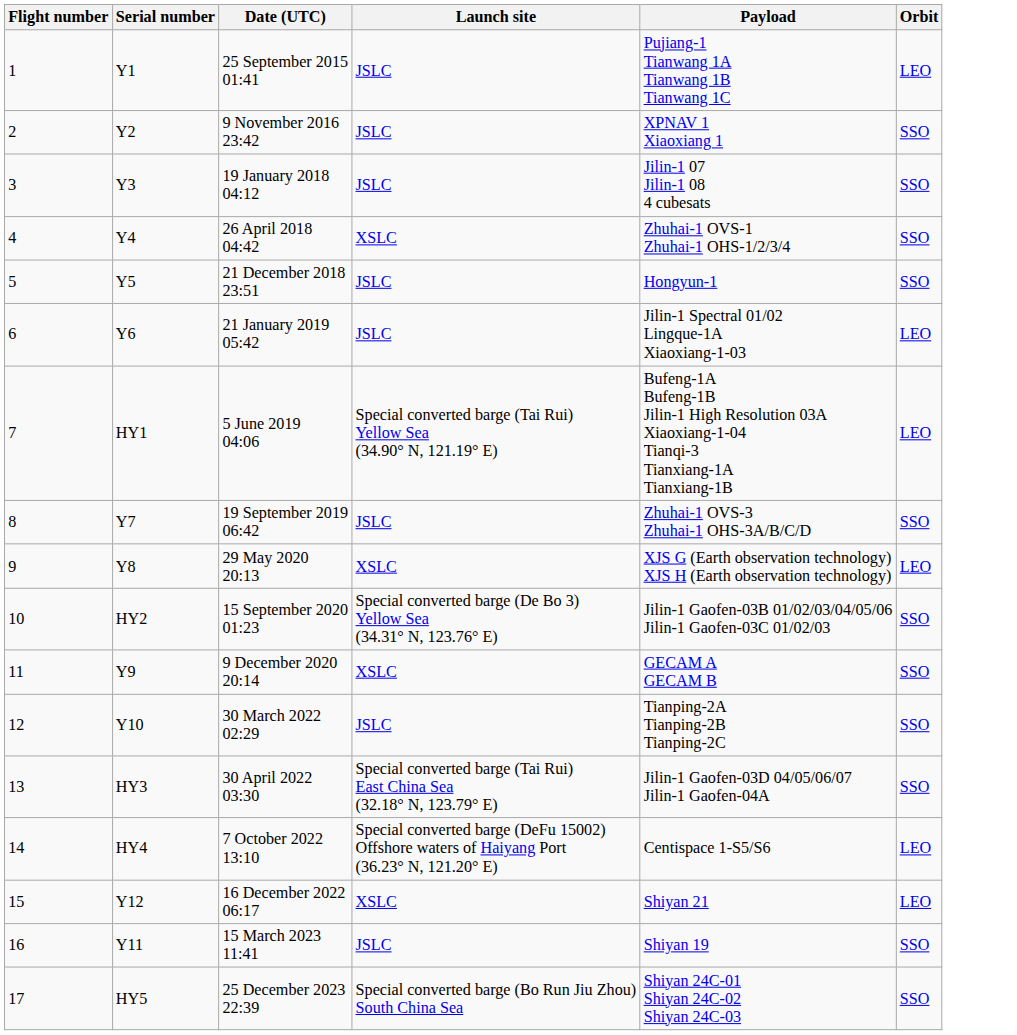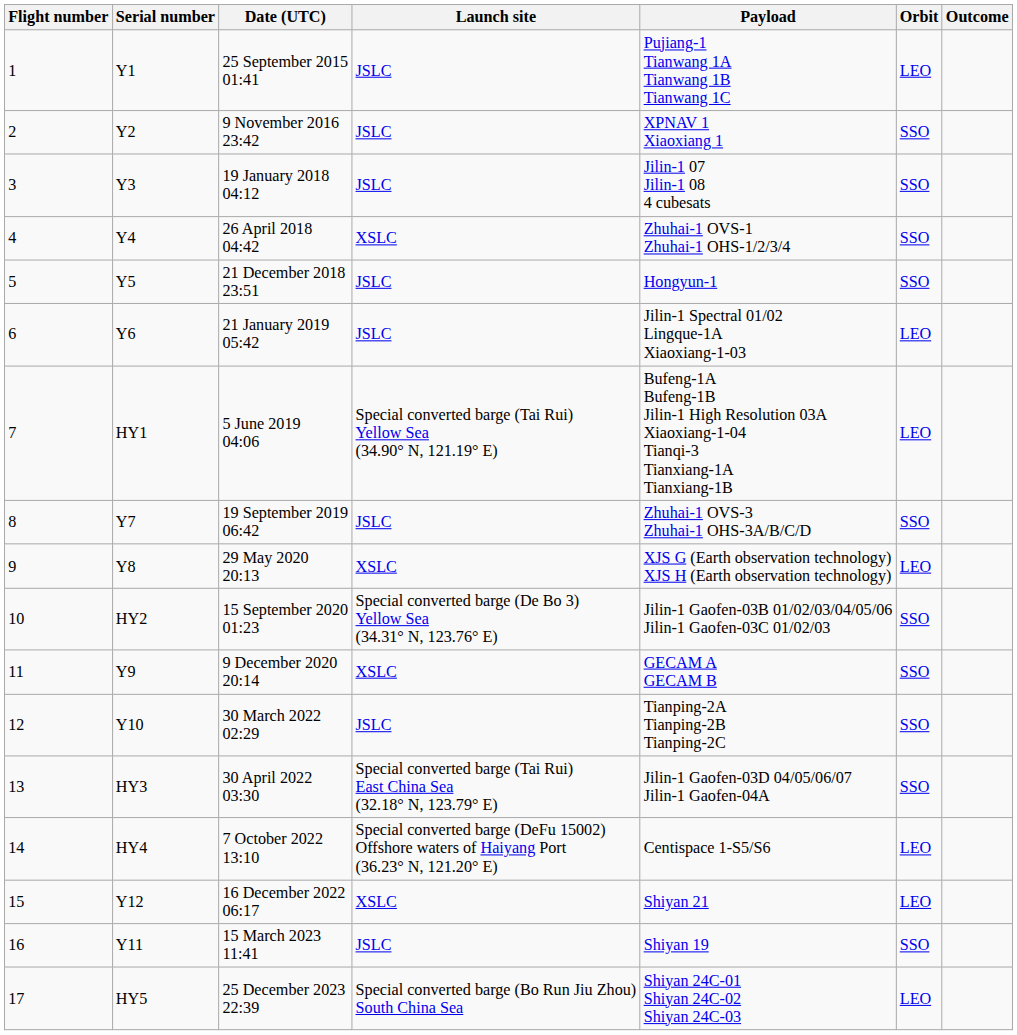+ column: (977, 17)
(915, 998) SSO -> (915, 998) LEO
